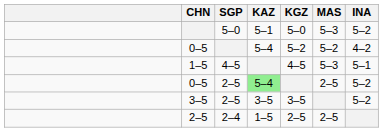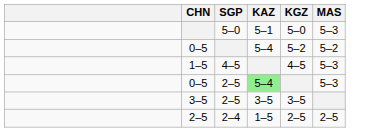- column: (362, 13)
(329, 83) 2–5 -> (329, 83) 5–3
